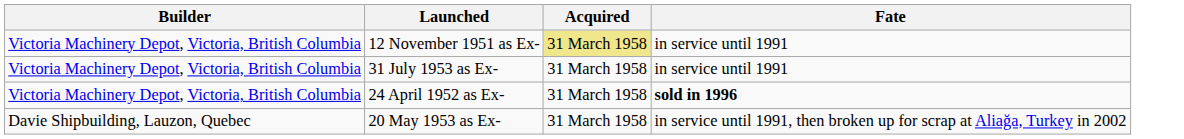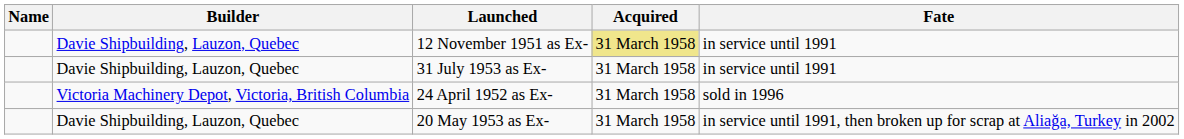+ column: (29, 17)
(185, 43) Victoria Machinery Depot, Victoria, British Columbia -> (178, 43) Davie Shipbuilding, Lauzon, Quebec
(185, 69) Victoria Machinery Depot, Victoria, British Columbia -> (178, 69) Davie Shipbuilding, Lauzon, Quebec
(696, 95) bold -> (743, 95) normal
